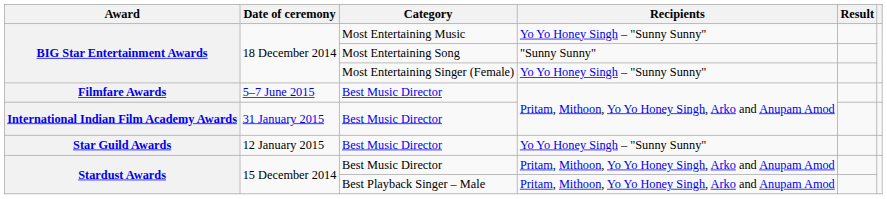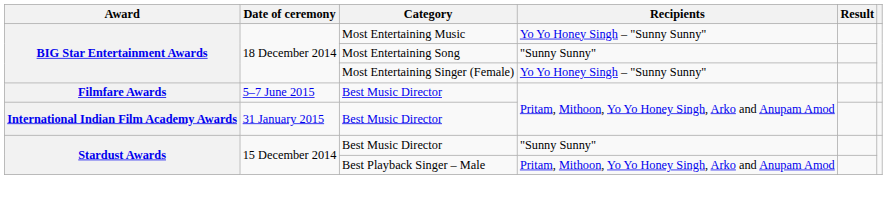- row: (122, 145)
(677, 164) Pritam, Mithoon, Yo Yo Honey Singh, Arko and Anupam Amod -> (558, 145) "Sunny Sunny"
